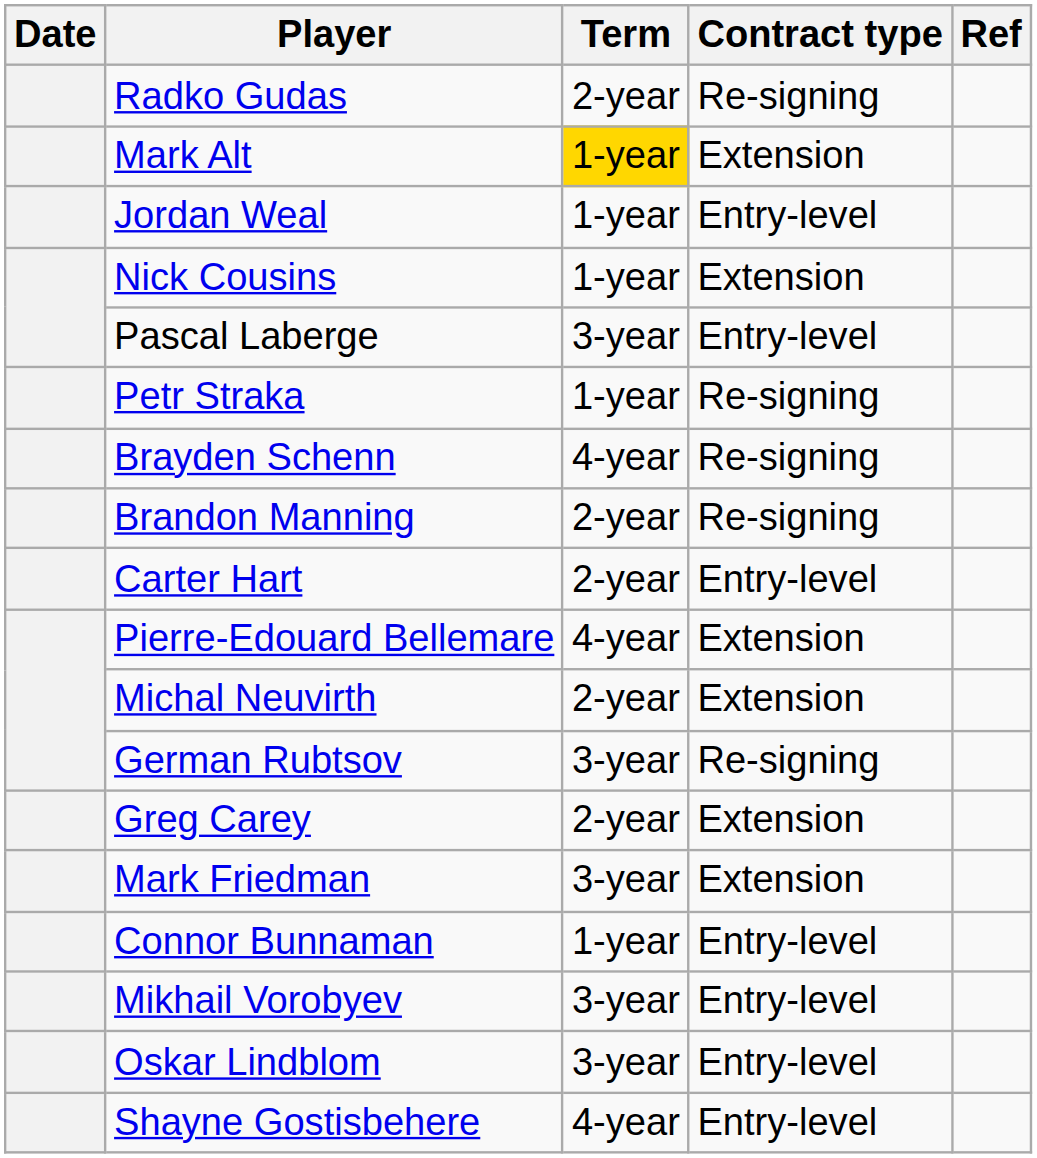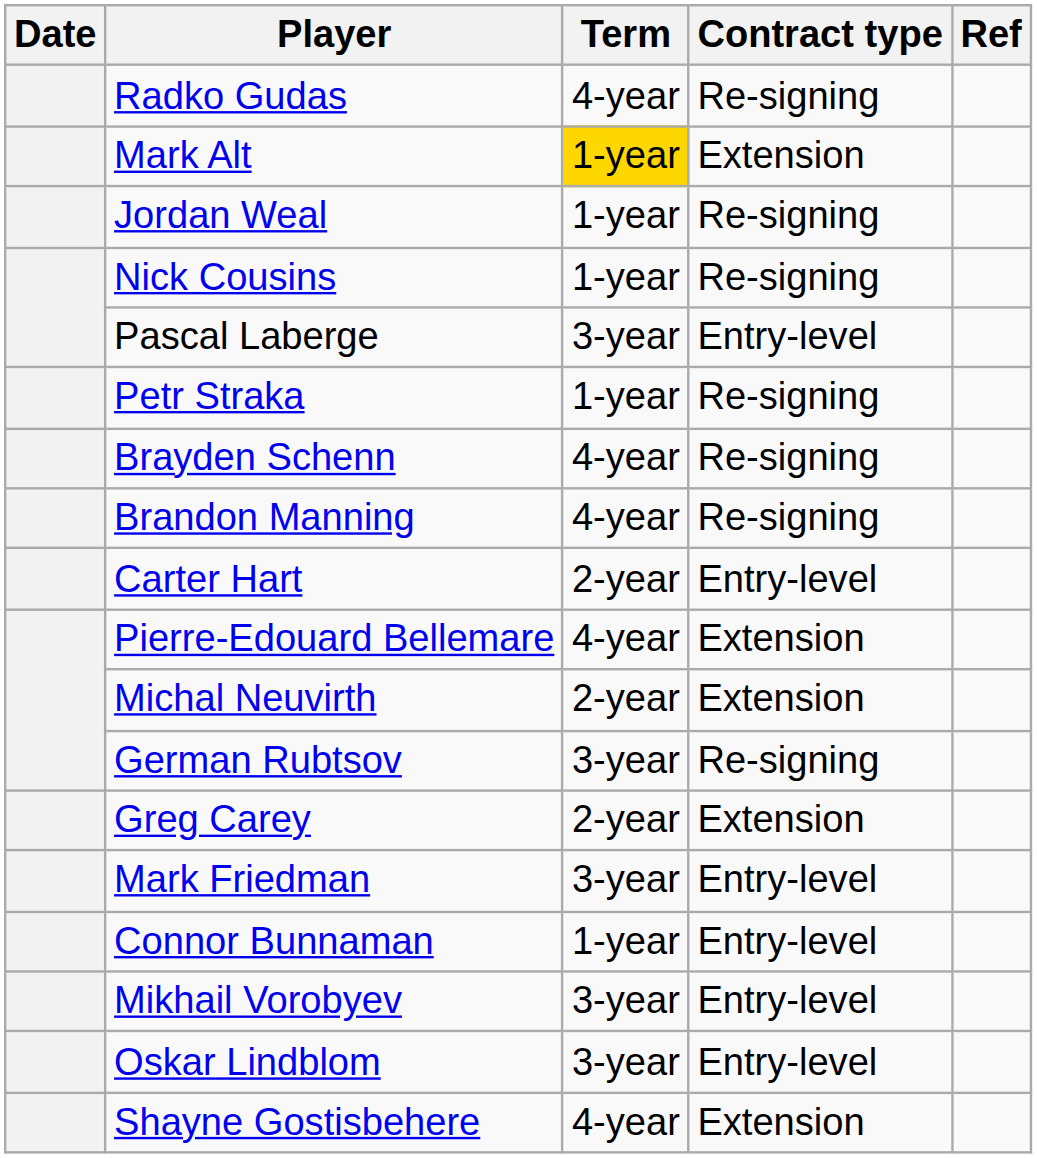(626, 95) 2-year -> (626, 95) 4-year
(787, 215) Entry-level -> (788, 215) Re-signing
(781, 276) Extension -> (788, 276) Re-signing
(626, 517) 2-year -> (626, 517) 4-year
(781, 880) Extension -> (787, 880) Entry-level
(787, 1121) Entry-level -> (781, 1121) Extension
